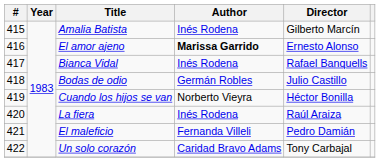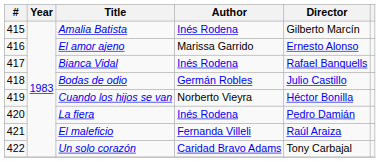(218, 47) bold -> (215, 47) normal
(314, 115) Raúl Araiza -> (321, 115) Pedro Damián
(321, 132) Pedro Damián -> (314, 132) Raúl Araiza
